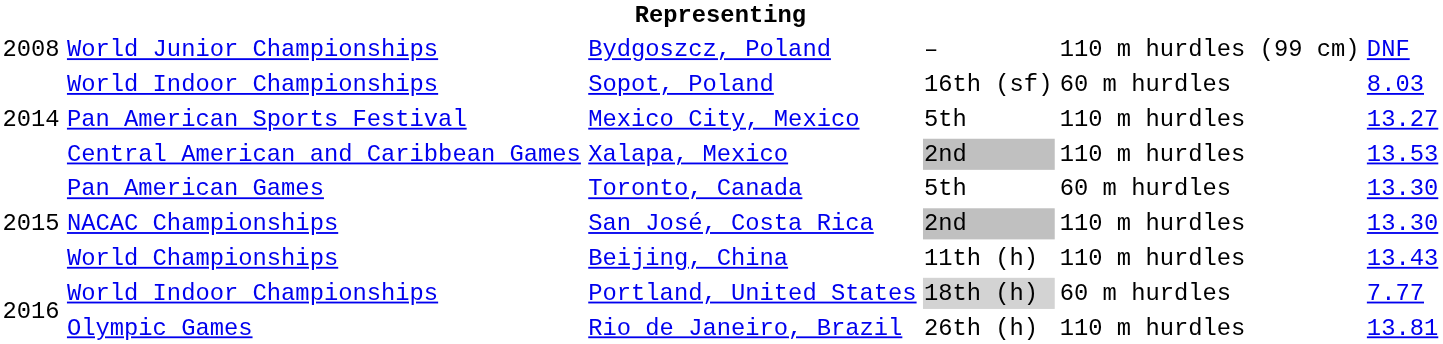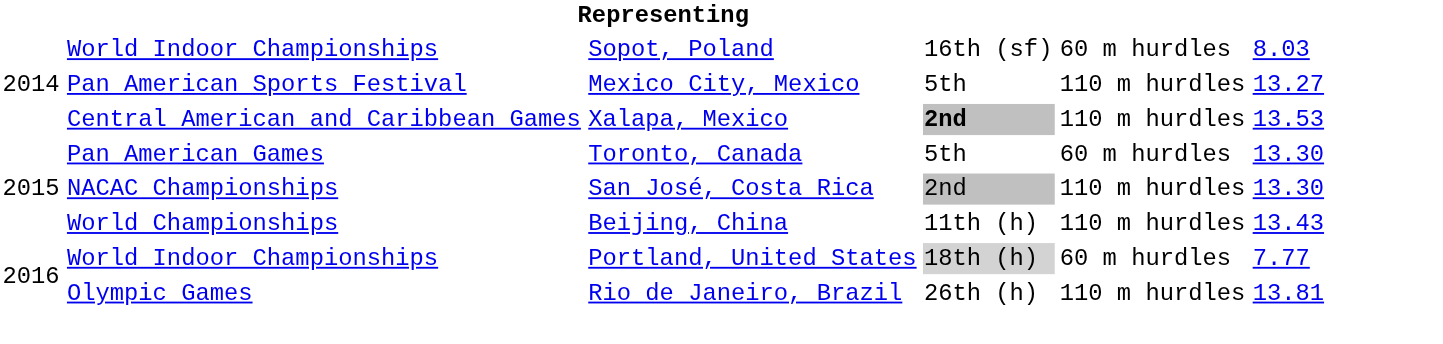- row: (710, 50)
(945, 154) normal -> (945, 120) bold
